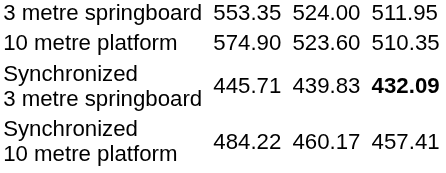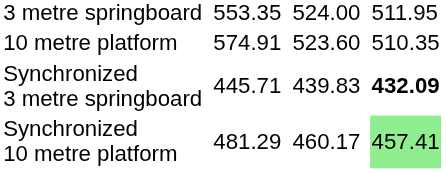(247, 43) 574.90 -> (247, 43) 574.91
(247, 141) 484.22 -> (247, 141) 481.29
(406, 141) no background -> (406, 141) lightgreen background
